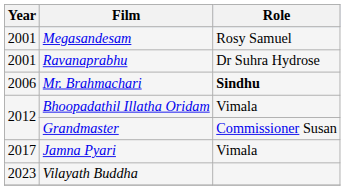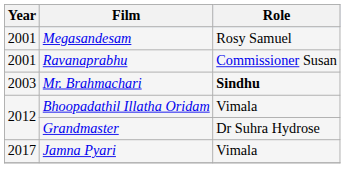(268, 60) Dr Suhra Hydrose -> (277, 60) Commissioner Susan
(22, 83) 2006 -> (22, 83) 2003
(277, 128) Commissioner Susan -> (268, 128) Dr Suhra Hydrose
- row: (90, 173)
